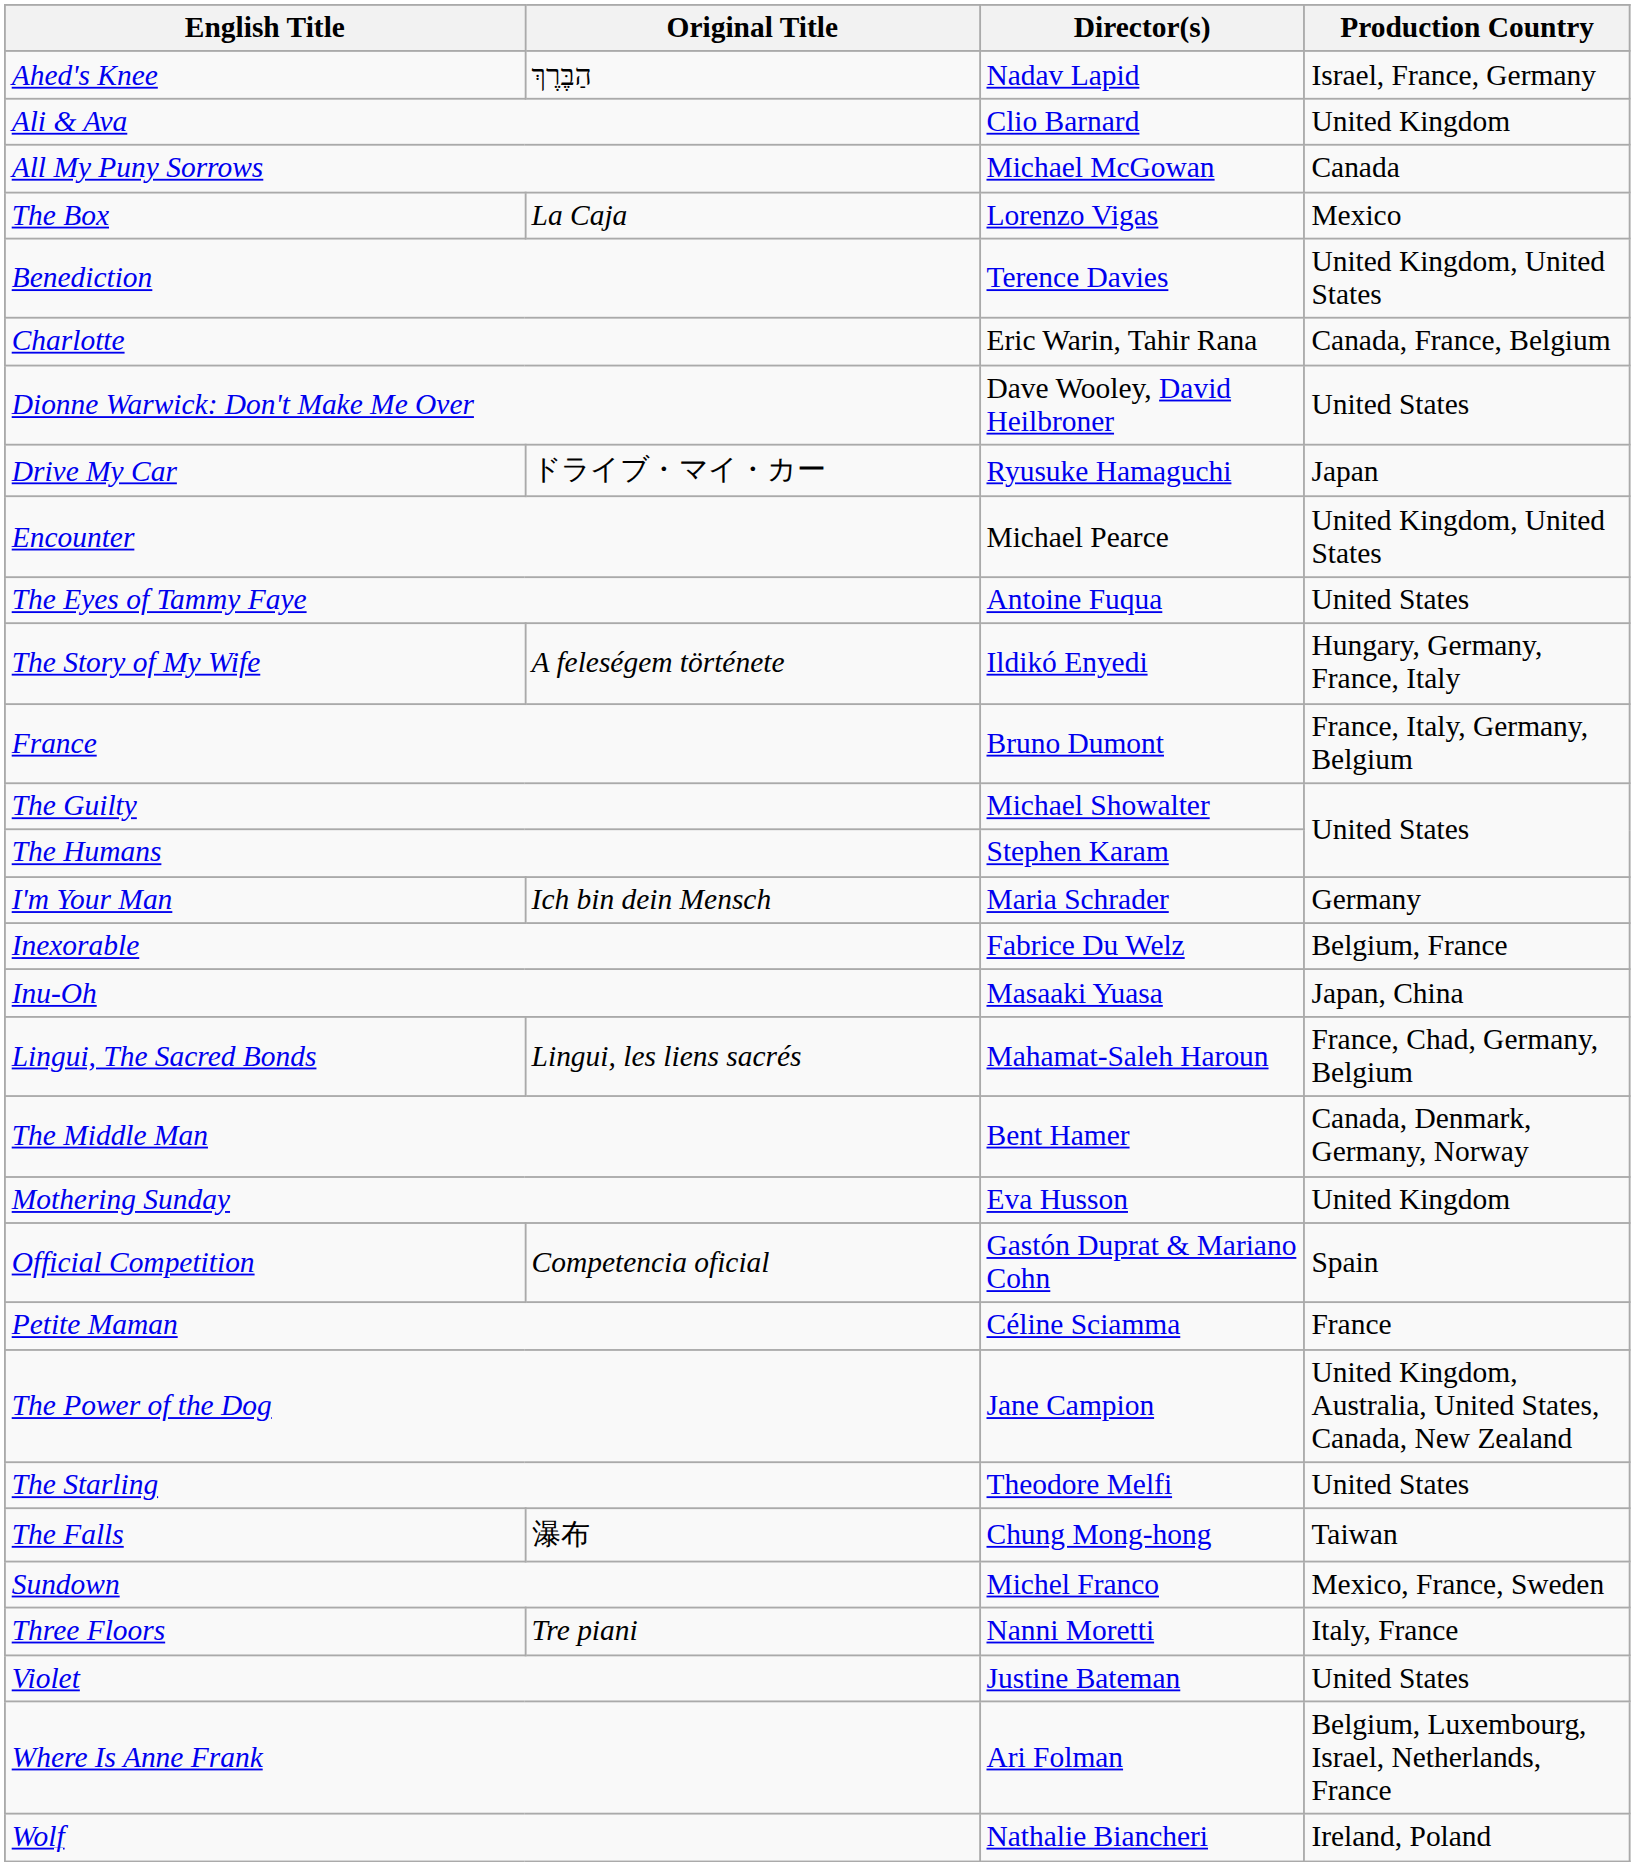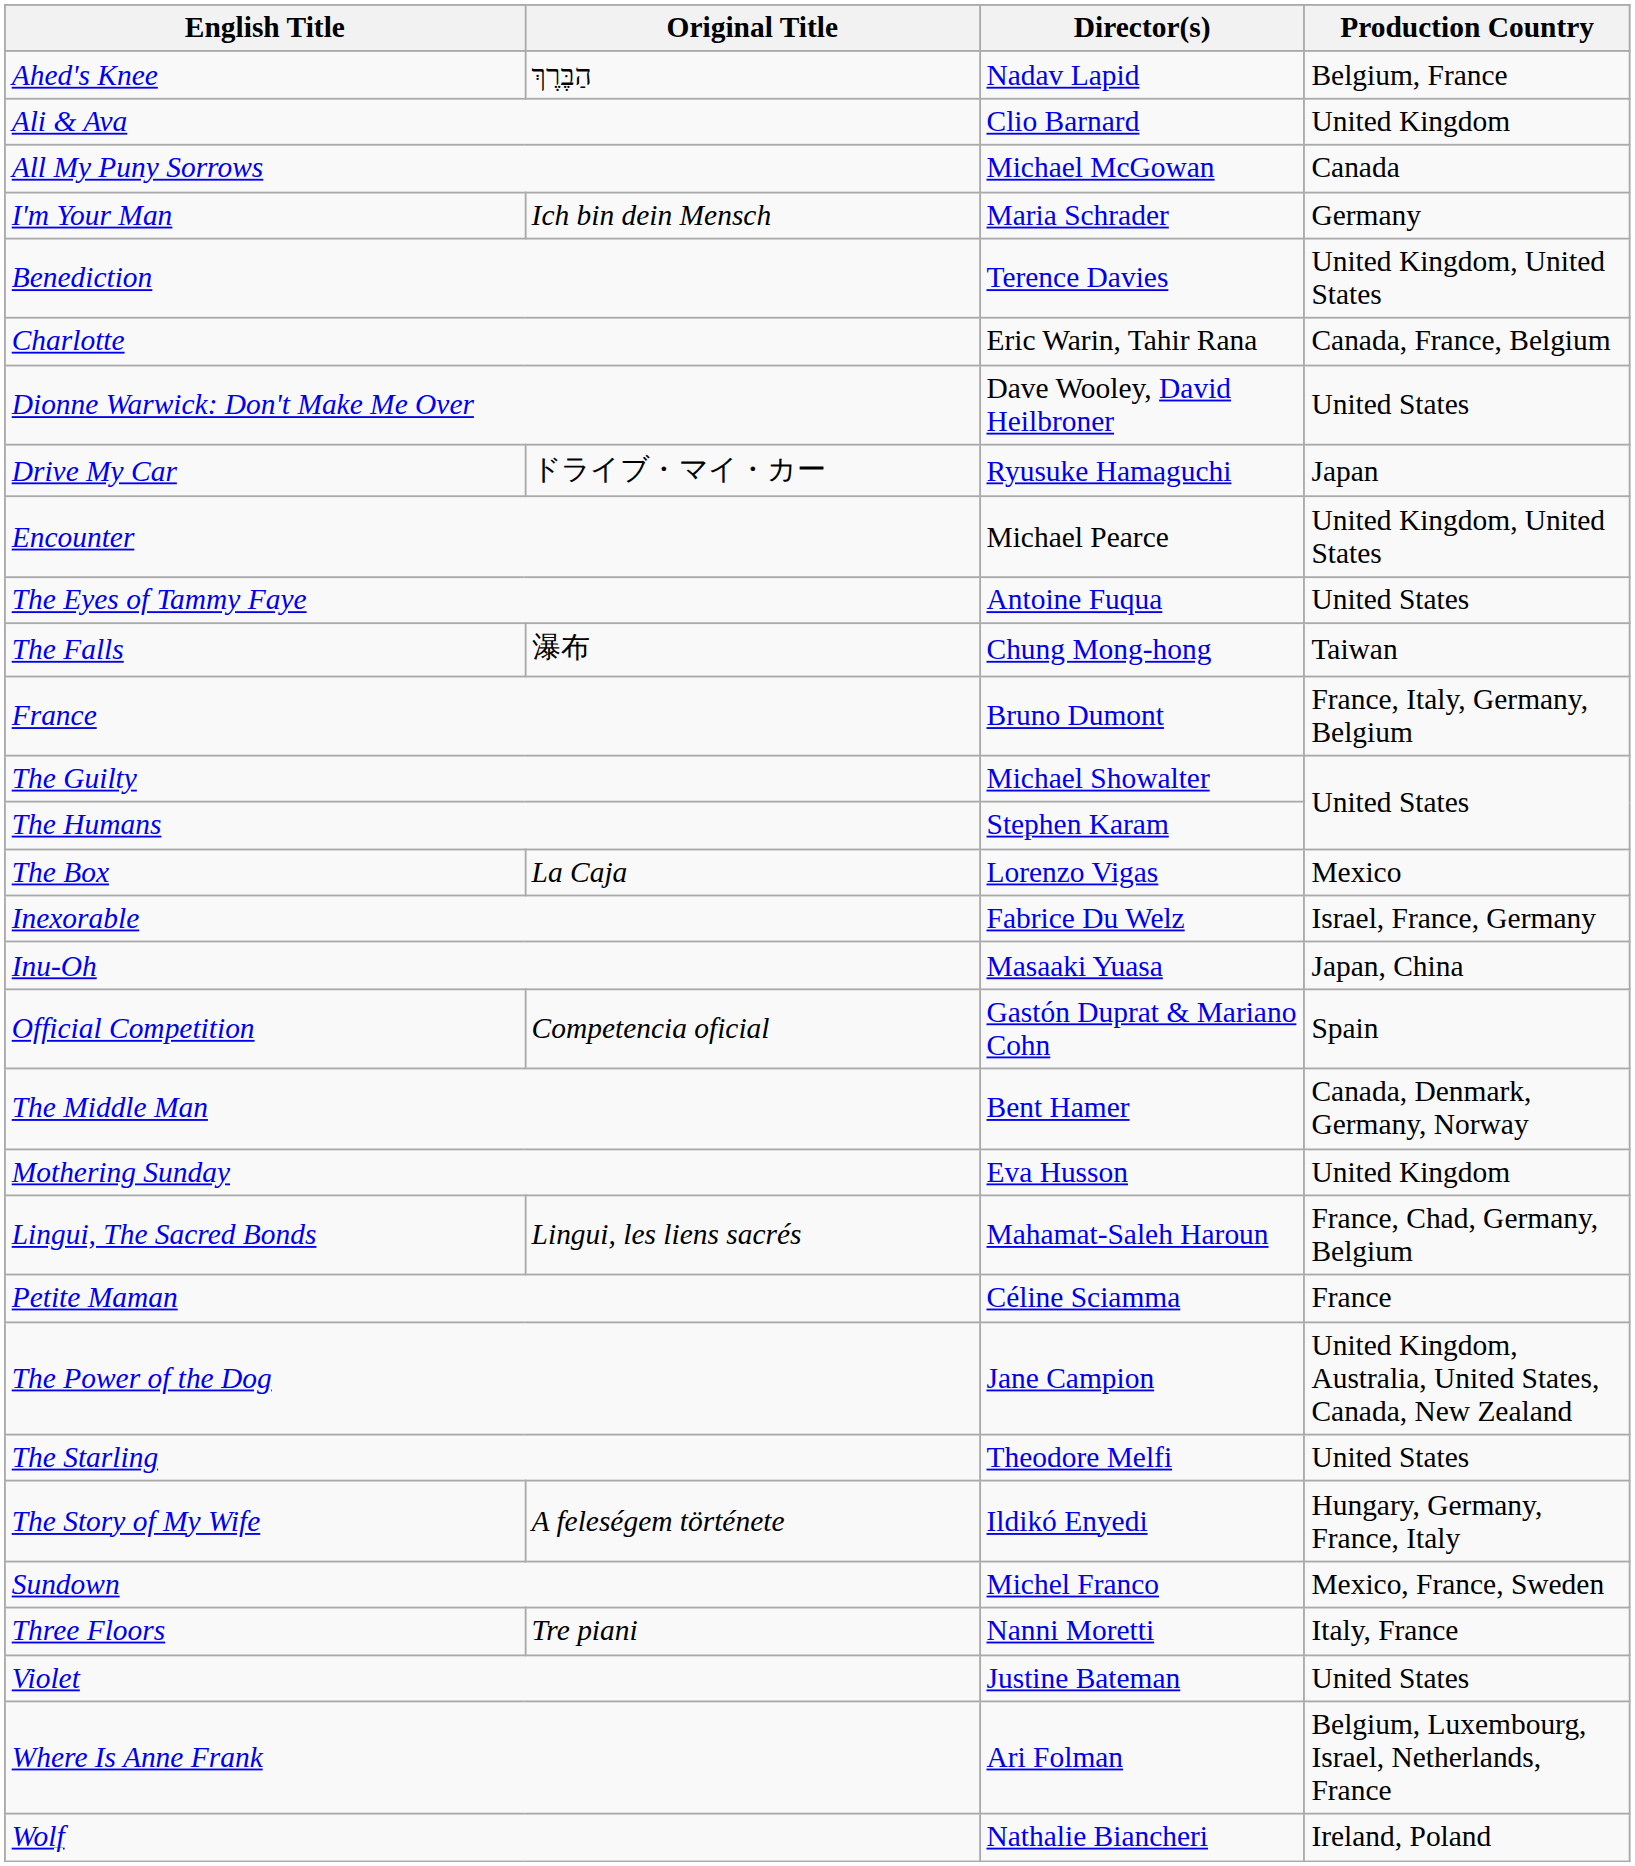(1454, 74) Israel, France, Germany -> (1410, 74) Belgium, France
rows swapped: (60, 214) <-> (92, 899)
rows swapped: (68, 1534) <-> (136, 662)
(1410, 946) Belgium, France -> (1454, 918) Israel, France, Germany
rows swapped: (164, 1055) <-> (133, 1262)
